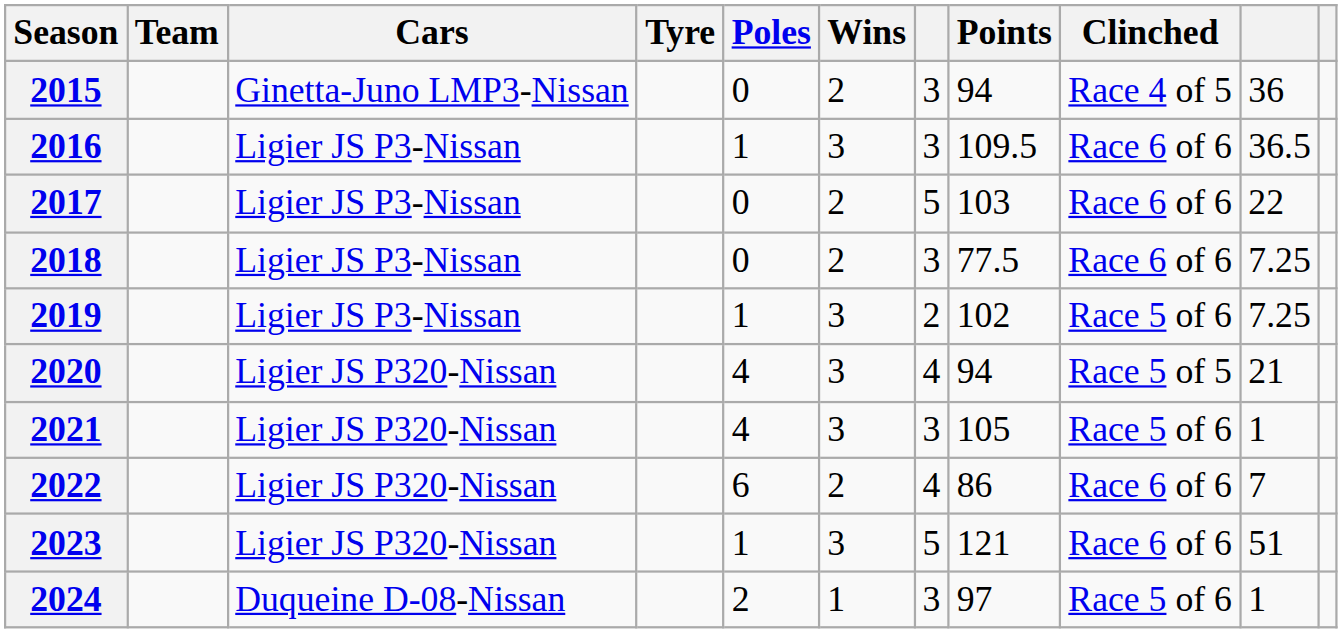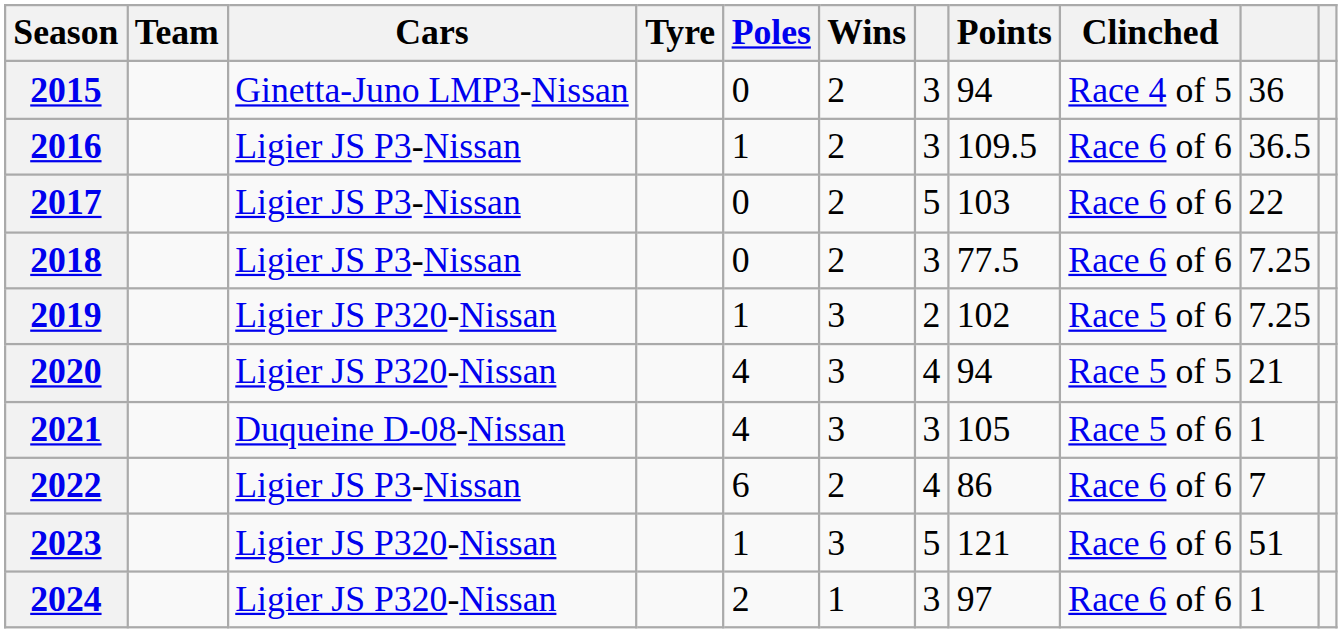(836, 145) 3 -> (836, 145) 2
(378, 315) Ligier JS P3-Nissan -> (396, 315) Ligier JS P320-Nissan
(396, 428) Ligier JS P320-Nissan -> (400, 428) Duqueine D-08-Nissan
(396, 485) Ligier JS P320-Nissan -> (378, 485) Ligier JS P3-Nissan
(400, 598) Duqueine D-08-Nissan -> (396, 598) Ligier JS P320-Nissan
(1150, 598) Race 5 of 6 -> (1150, 598) Race 6 of 6
